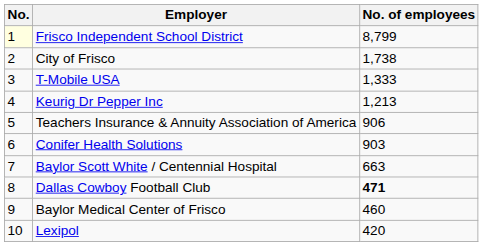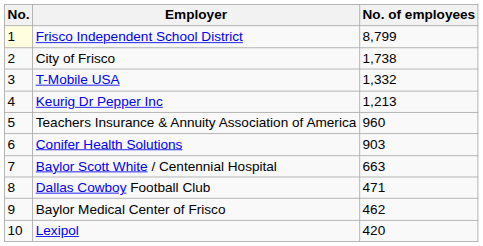(380, 79) 1,333 -> (380, 79) 1,332
(374, 123) 906 -> (374, 123) 960
(374, 187) bold -> (374, 187) normal
(374, 209) 460 -> (374, 209) 462
